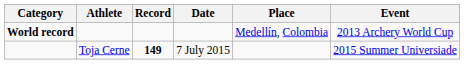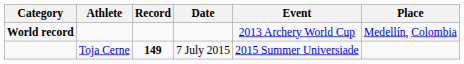columns swapped: (282, 13) <-> (395, 13)
